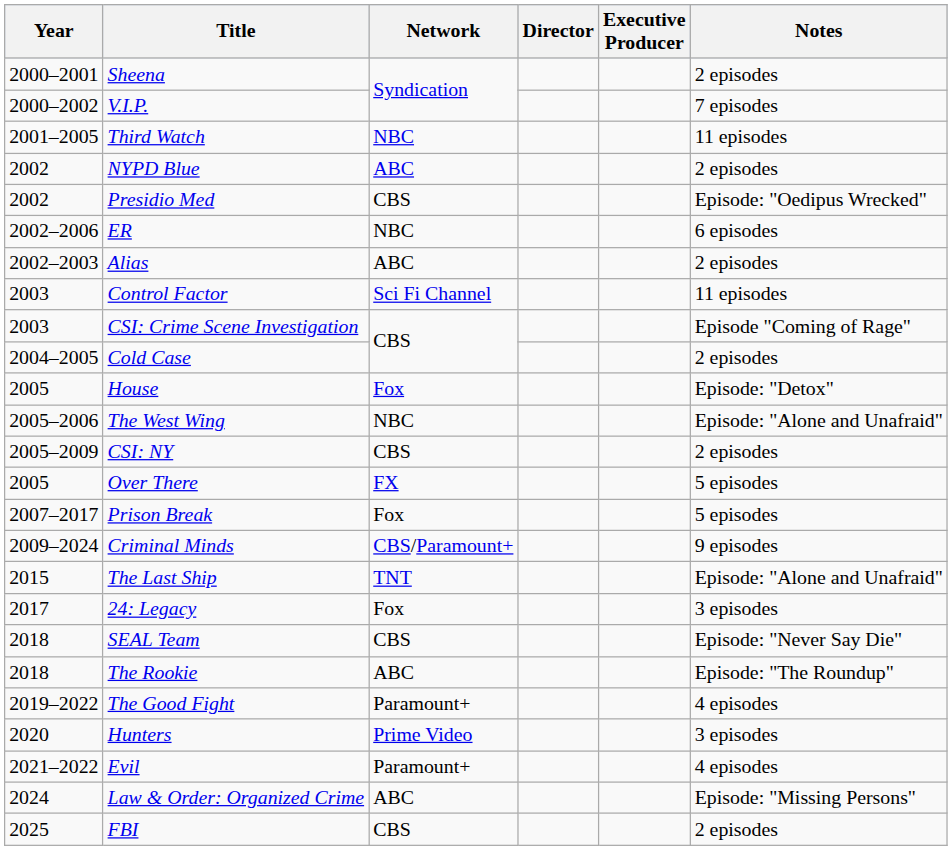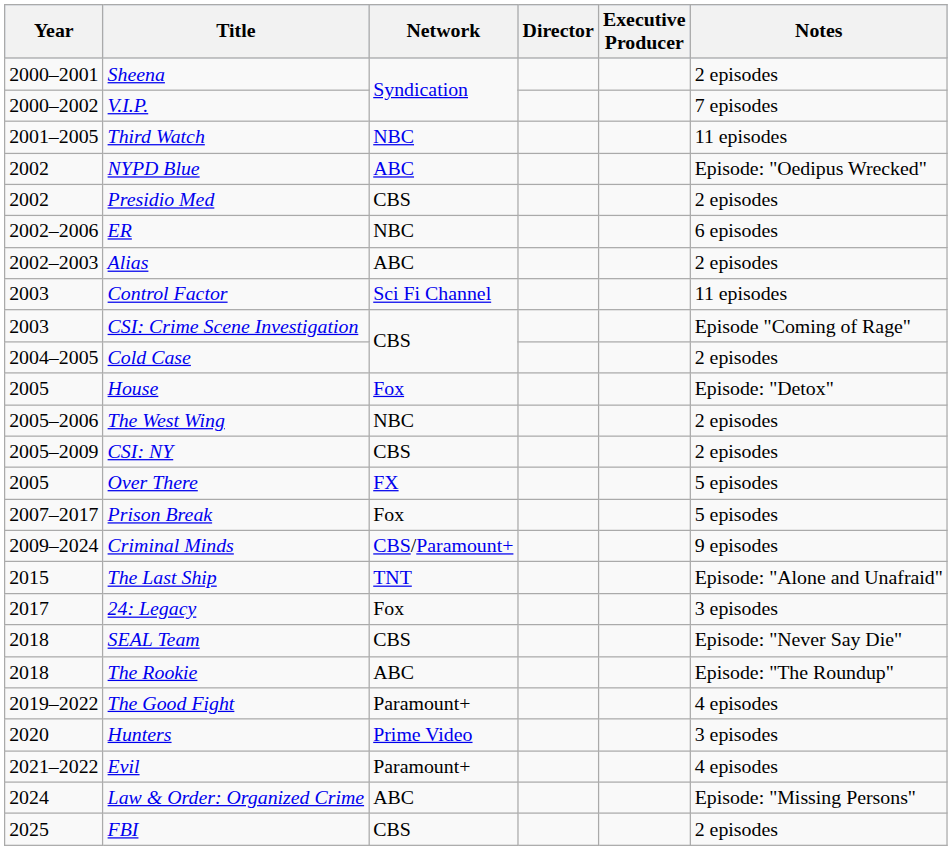(736, 168) 2 episodes -> (811, 168) Episode: "Oedipus Wrecked"
(811, 199) Episode: "Oedipus Wrecked" -> (736, 199) 2 episodes
(819, 420) Episode: "Alone and Unafraid" -> (736, 420) 2 episodes
